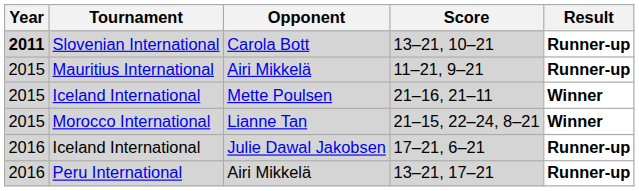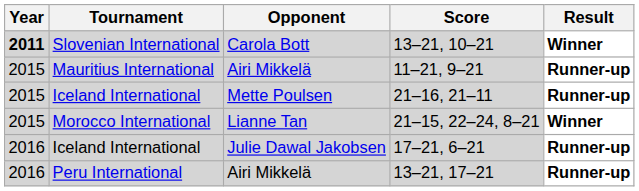(589, 44) Runner-up -> (575, 44) Winner
(575, 96) Winner -> (589, 96) Runner-up
